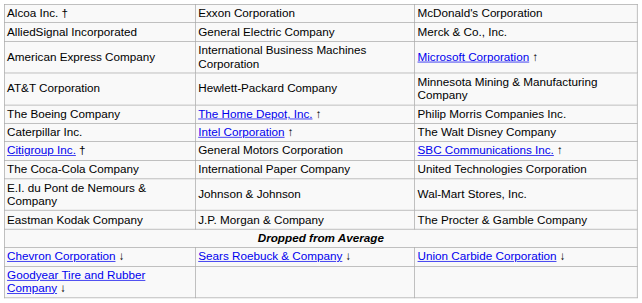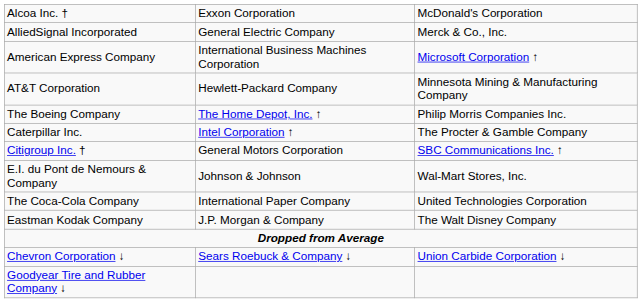(487, 132) The Walt Disney Company -> (502, 132) The Procter & Gamble Company
rows swapped: (73, 169) <-> (77, 194)
(502, 219) The Procter & Gamble Company -> (487, 219) The Walt Disney Company
